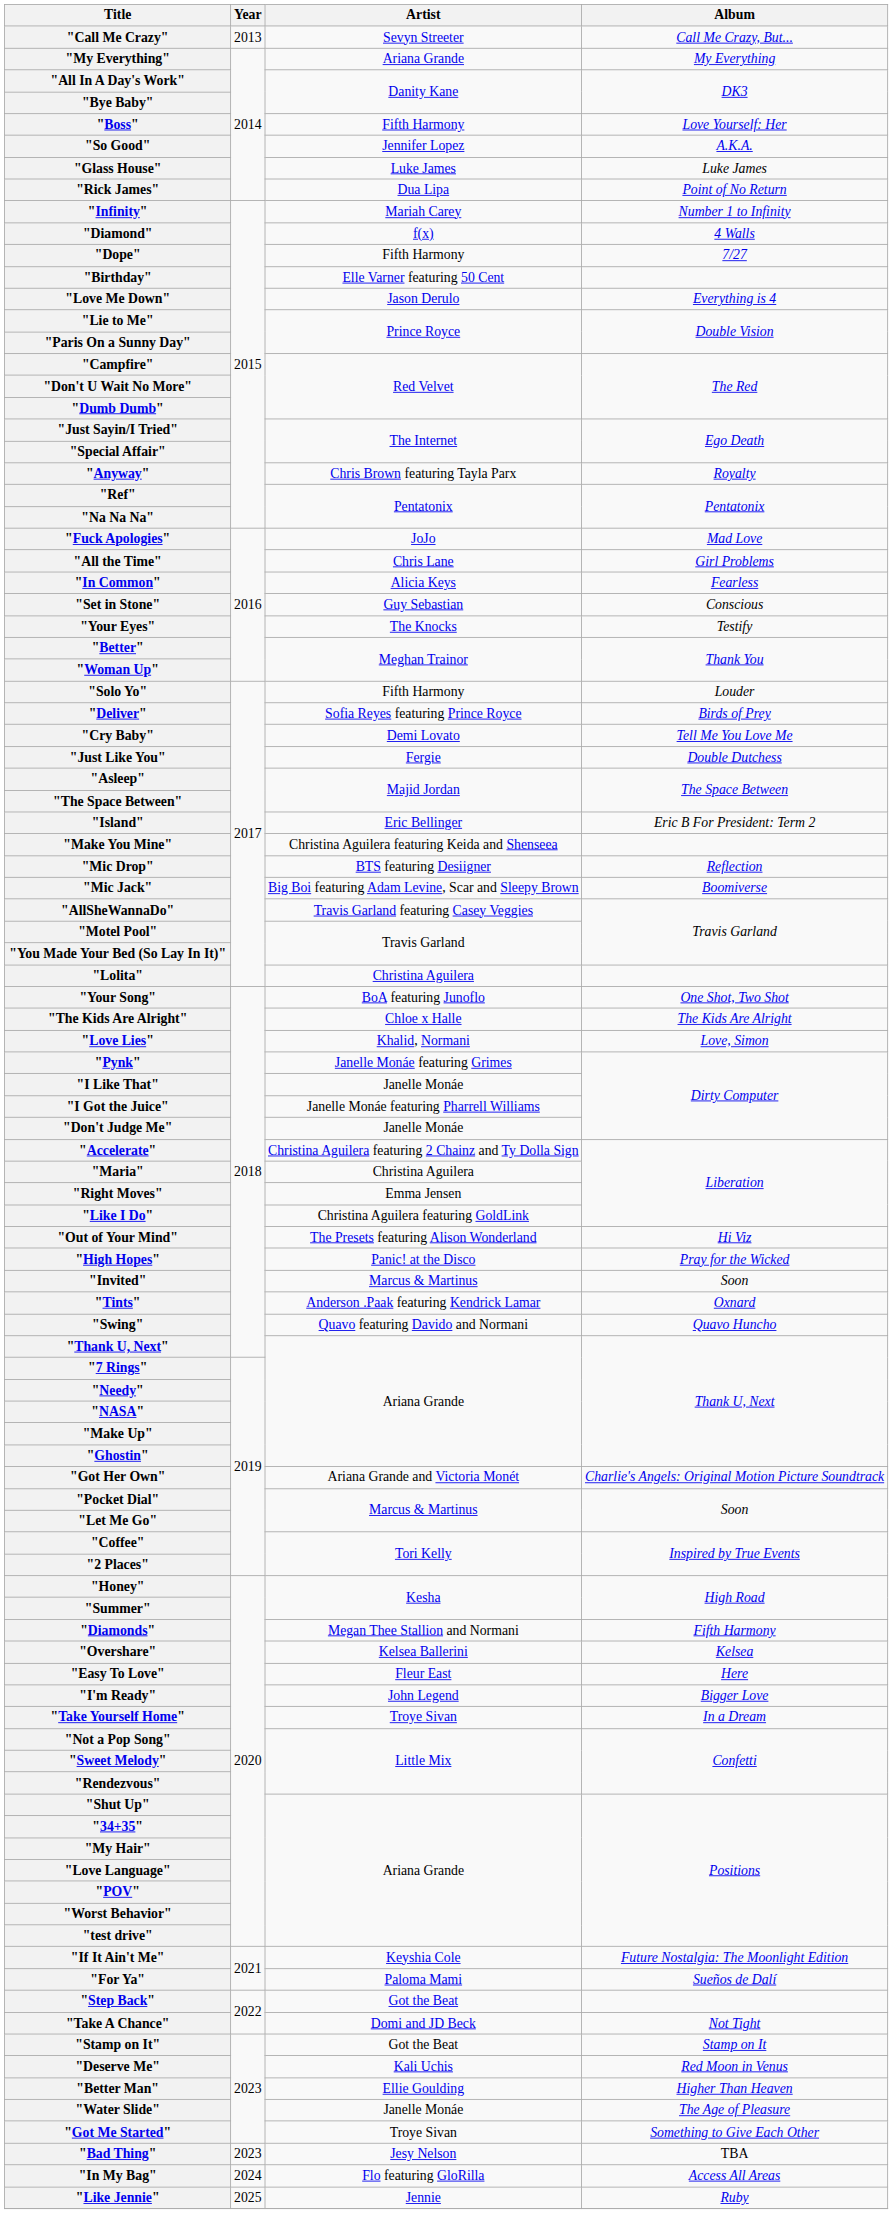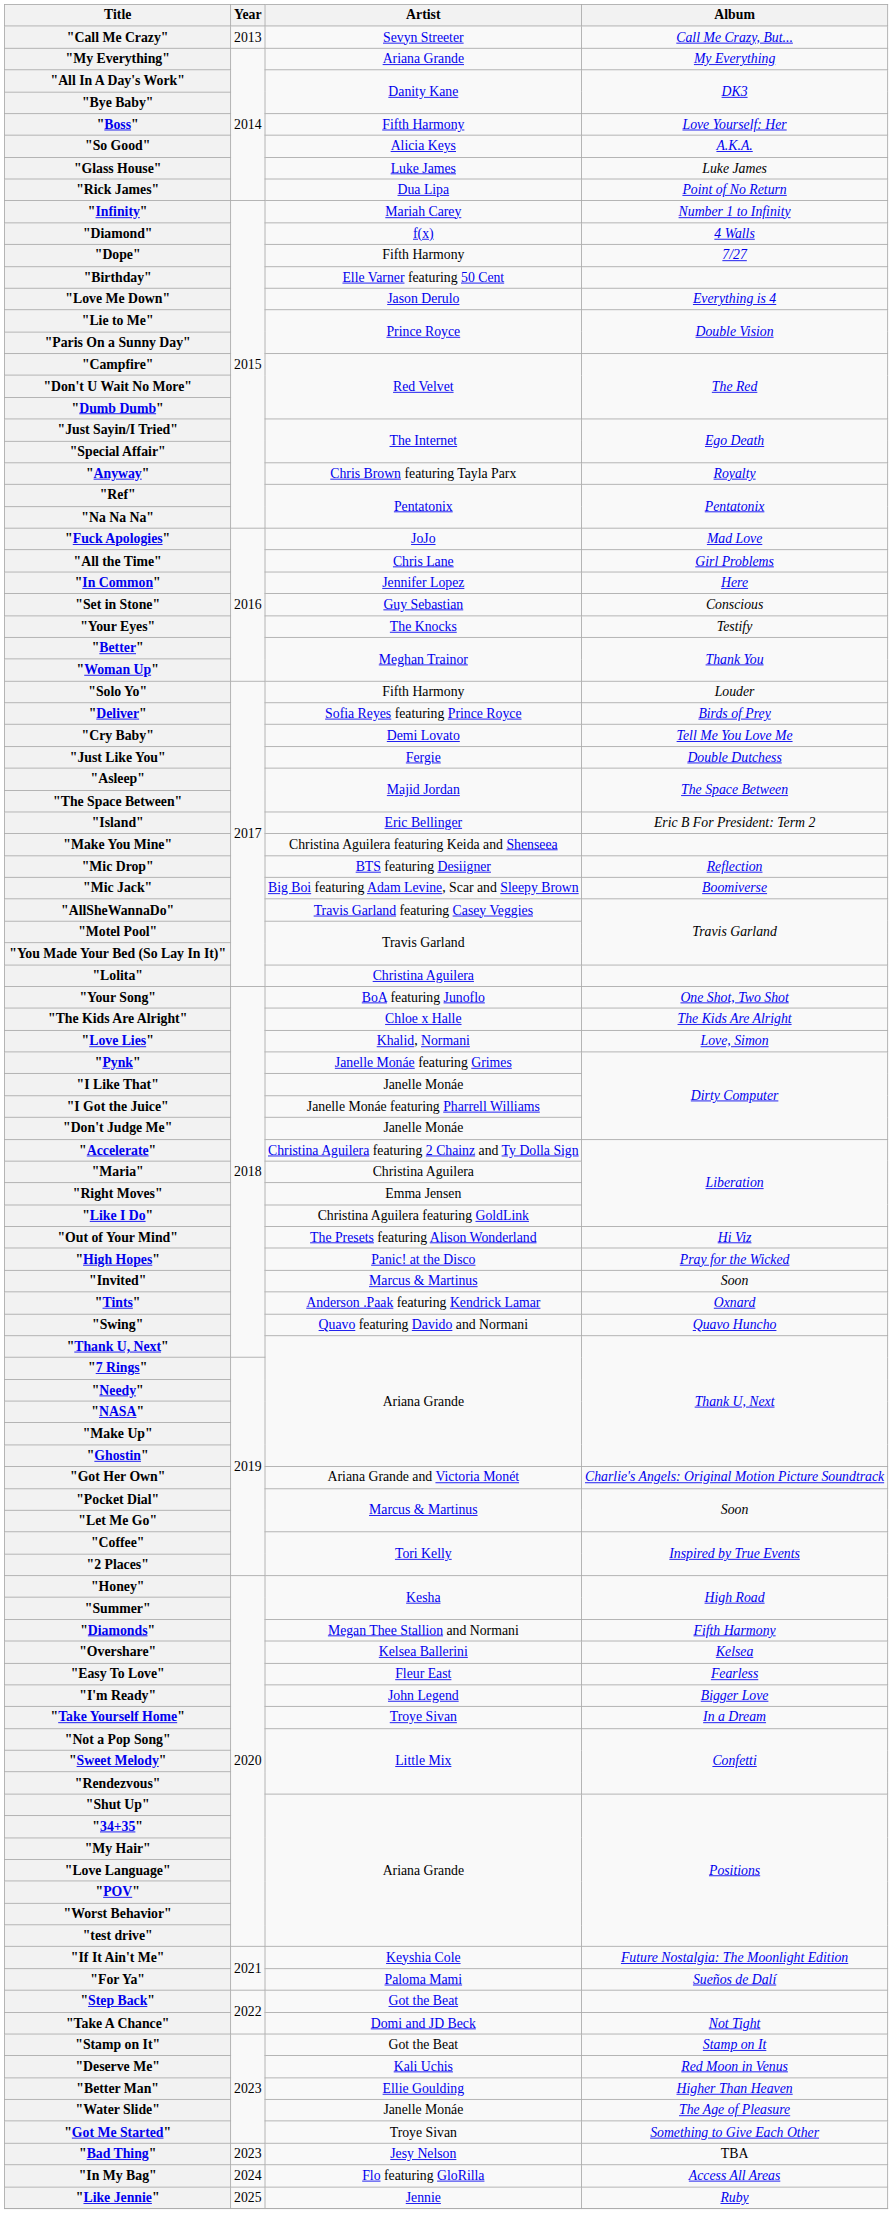(423, 146) Jennifer Lopez -> (423, 146) Alicia Keys
(423, 582) Alicia Keys -> (423, 582) Jennifer Lopez
(735, 582) Fearless -> (735, 582) Here
(735, 1673) Here -> (735, 1673) Fearless
